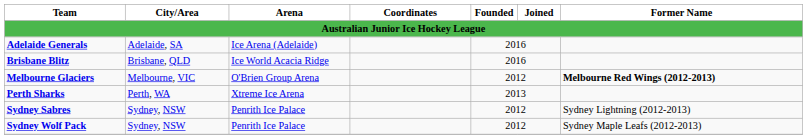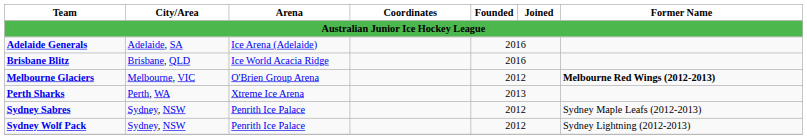(627, 110) Sydney Lightning (2012-2013) -> (632, 110) Sydney Maple Leafs (2012-2013)
(632, 126) Sydney Maple Leafs (2012-2013) -> (627, 126) Sydney Lightning (2012-2013)
